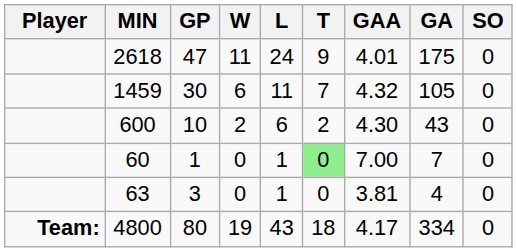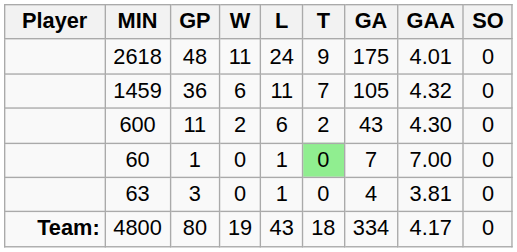columns swapped: (437, 21) <-> (377, 21)
(195, 56) 47 -> (195, 56) 48
(195, 90) 30 -> (195, 90) 36
(195, 125) 10 -> (195, 125) 11
